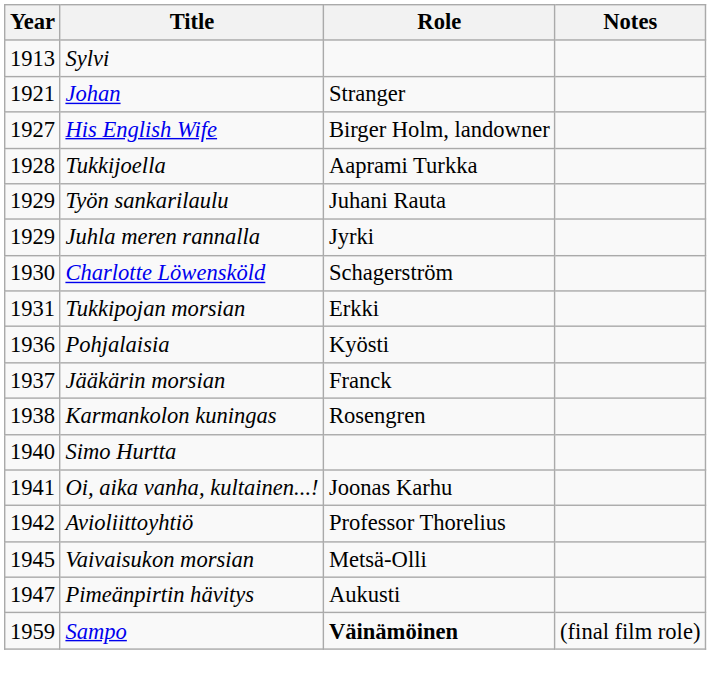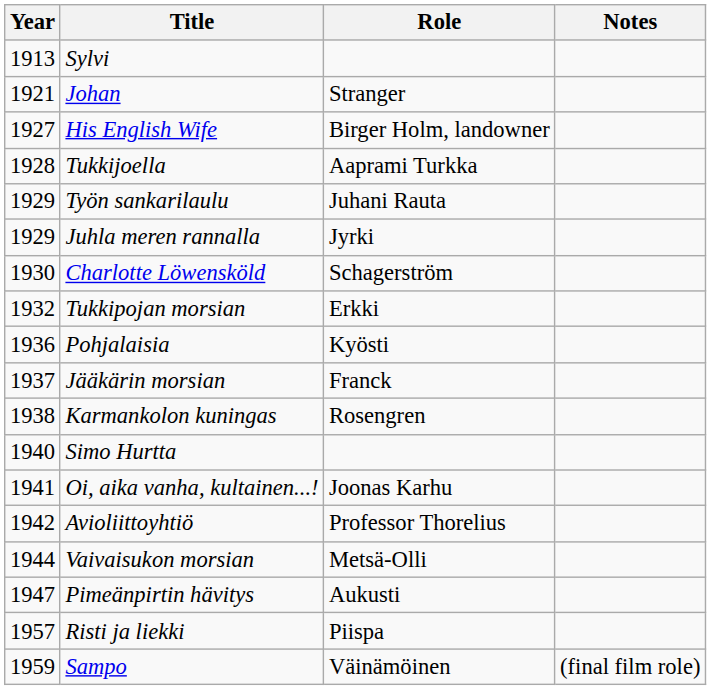(32, 308) 1931 -> (32, 308) 1932
(32, 559) 1945 -> (32, 559) 1944
+ row: (125, 630)
(394, 630) bold -> (390, 666) normal
